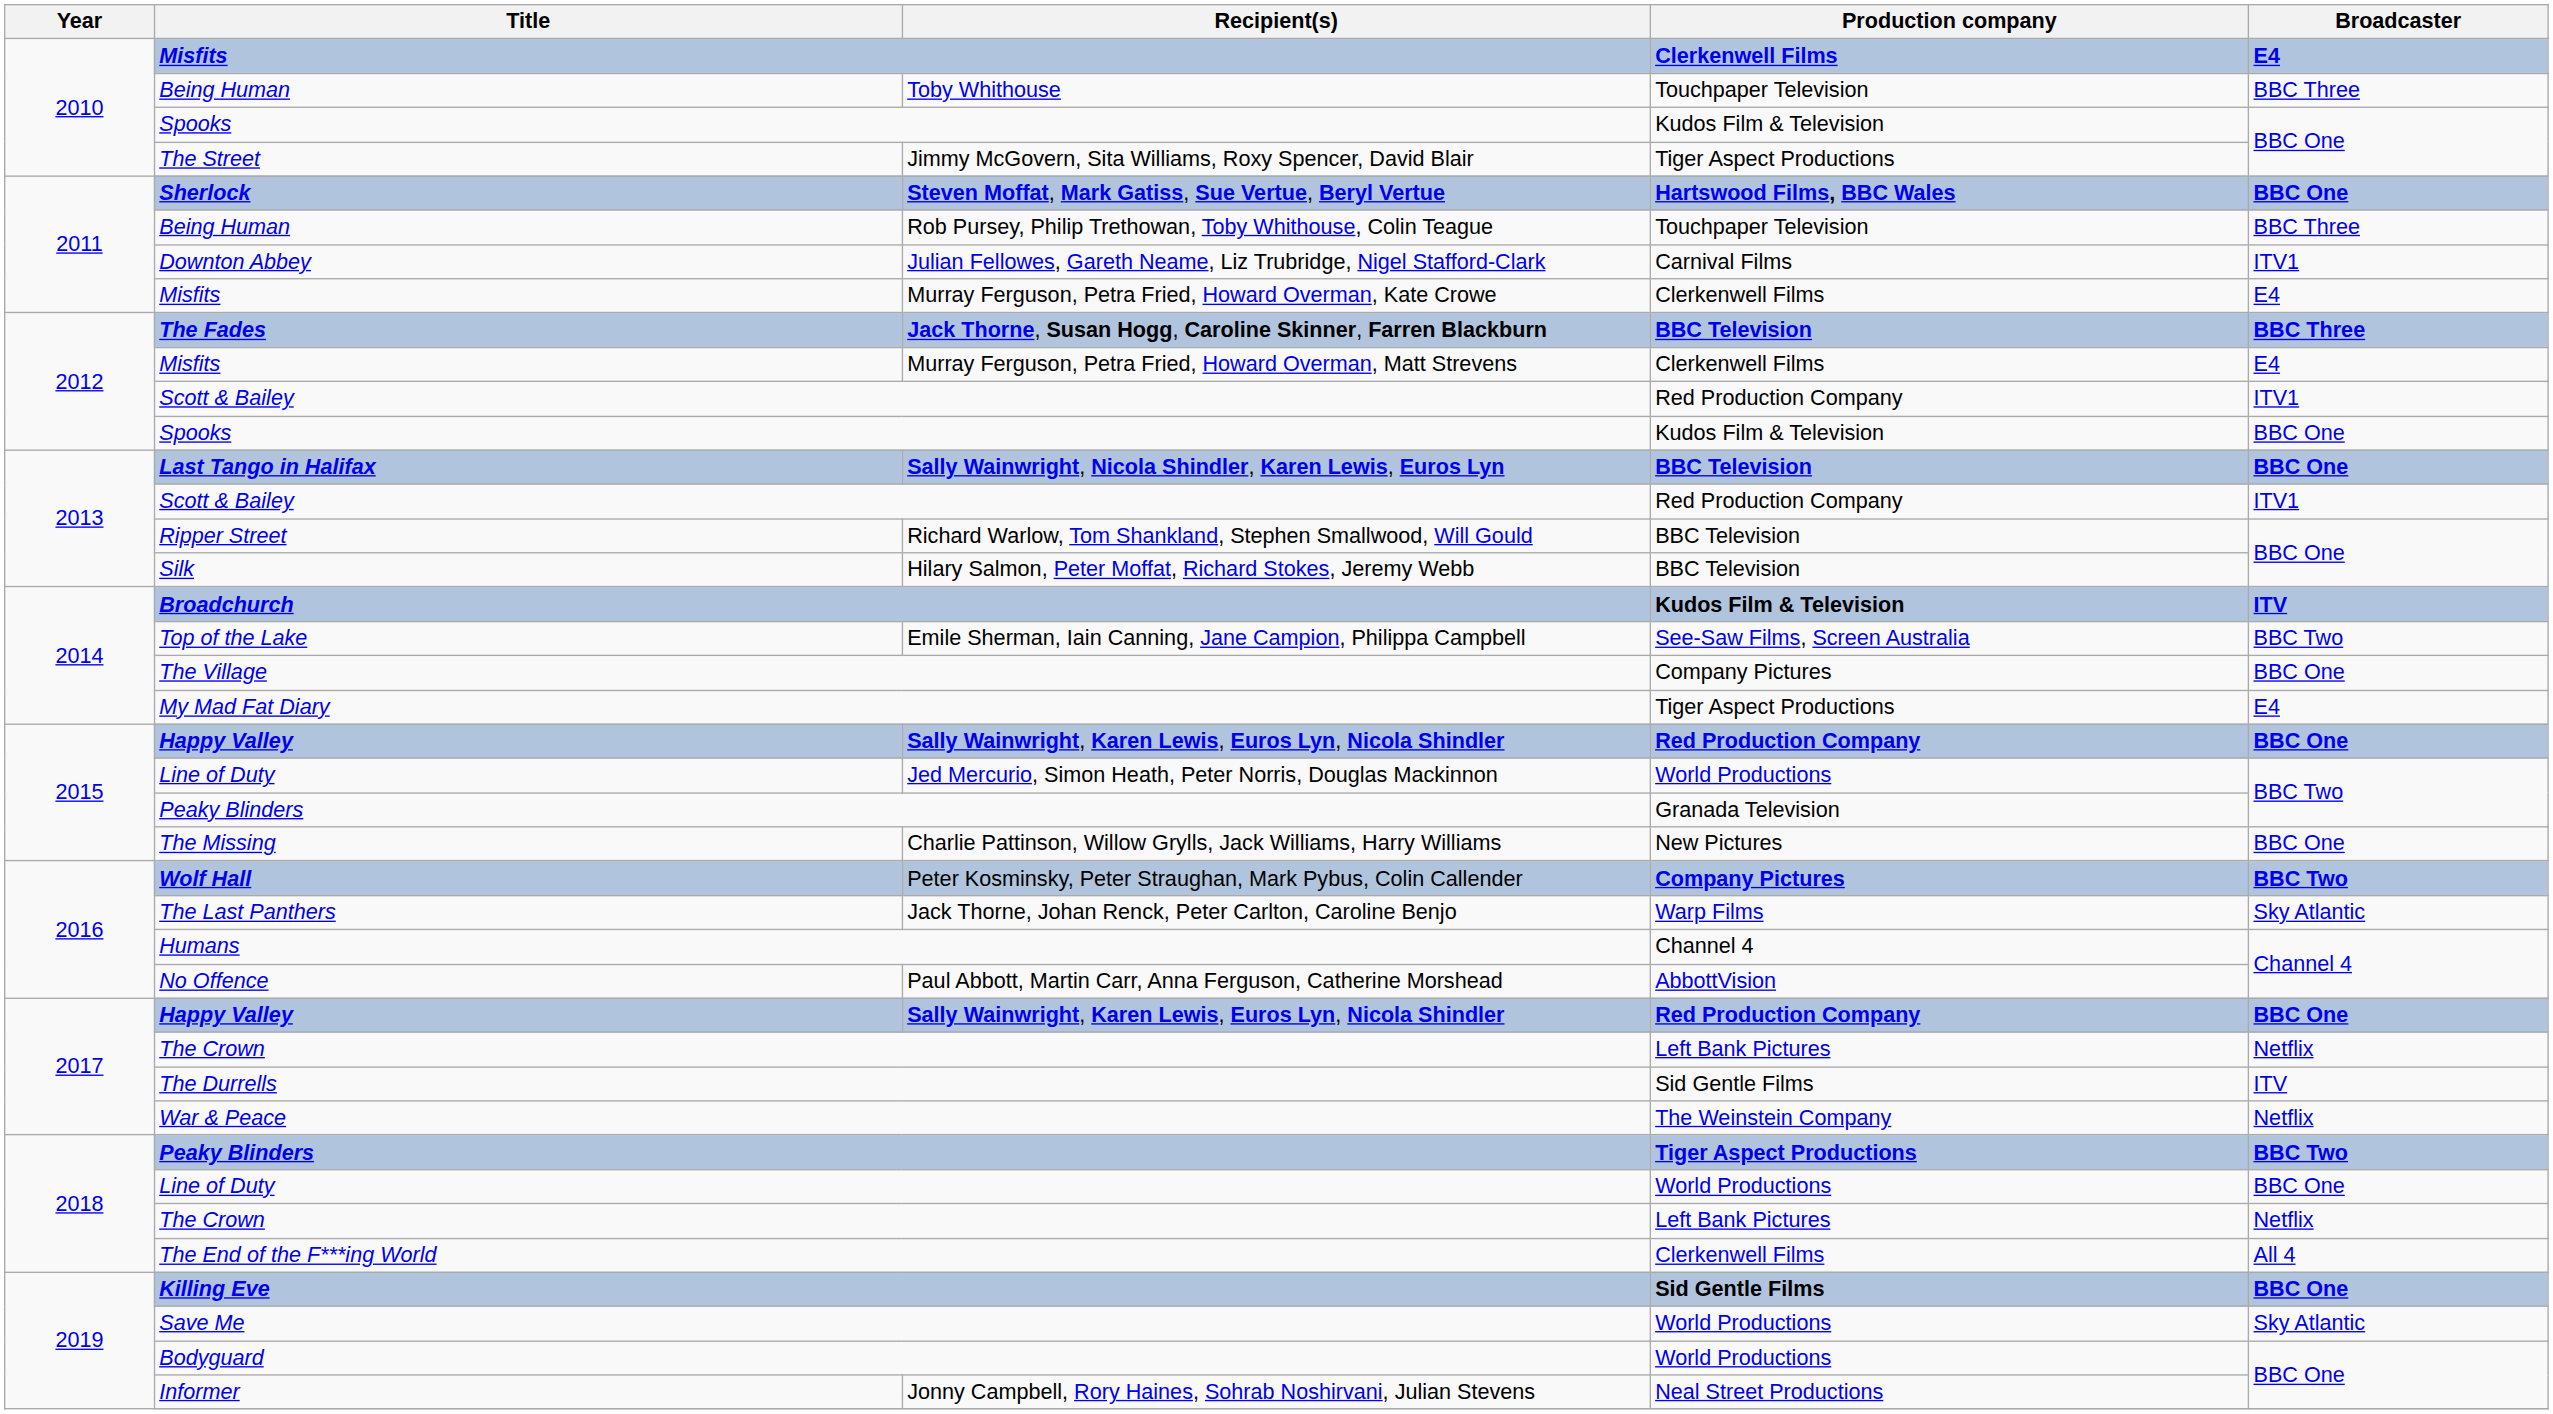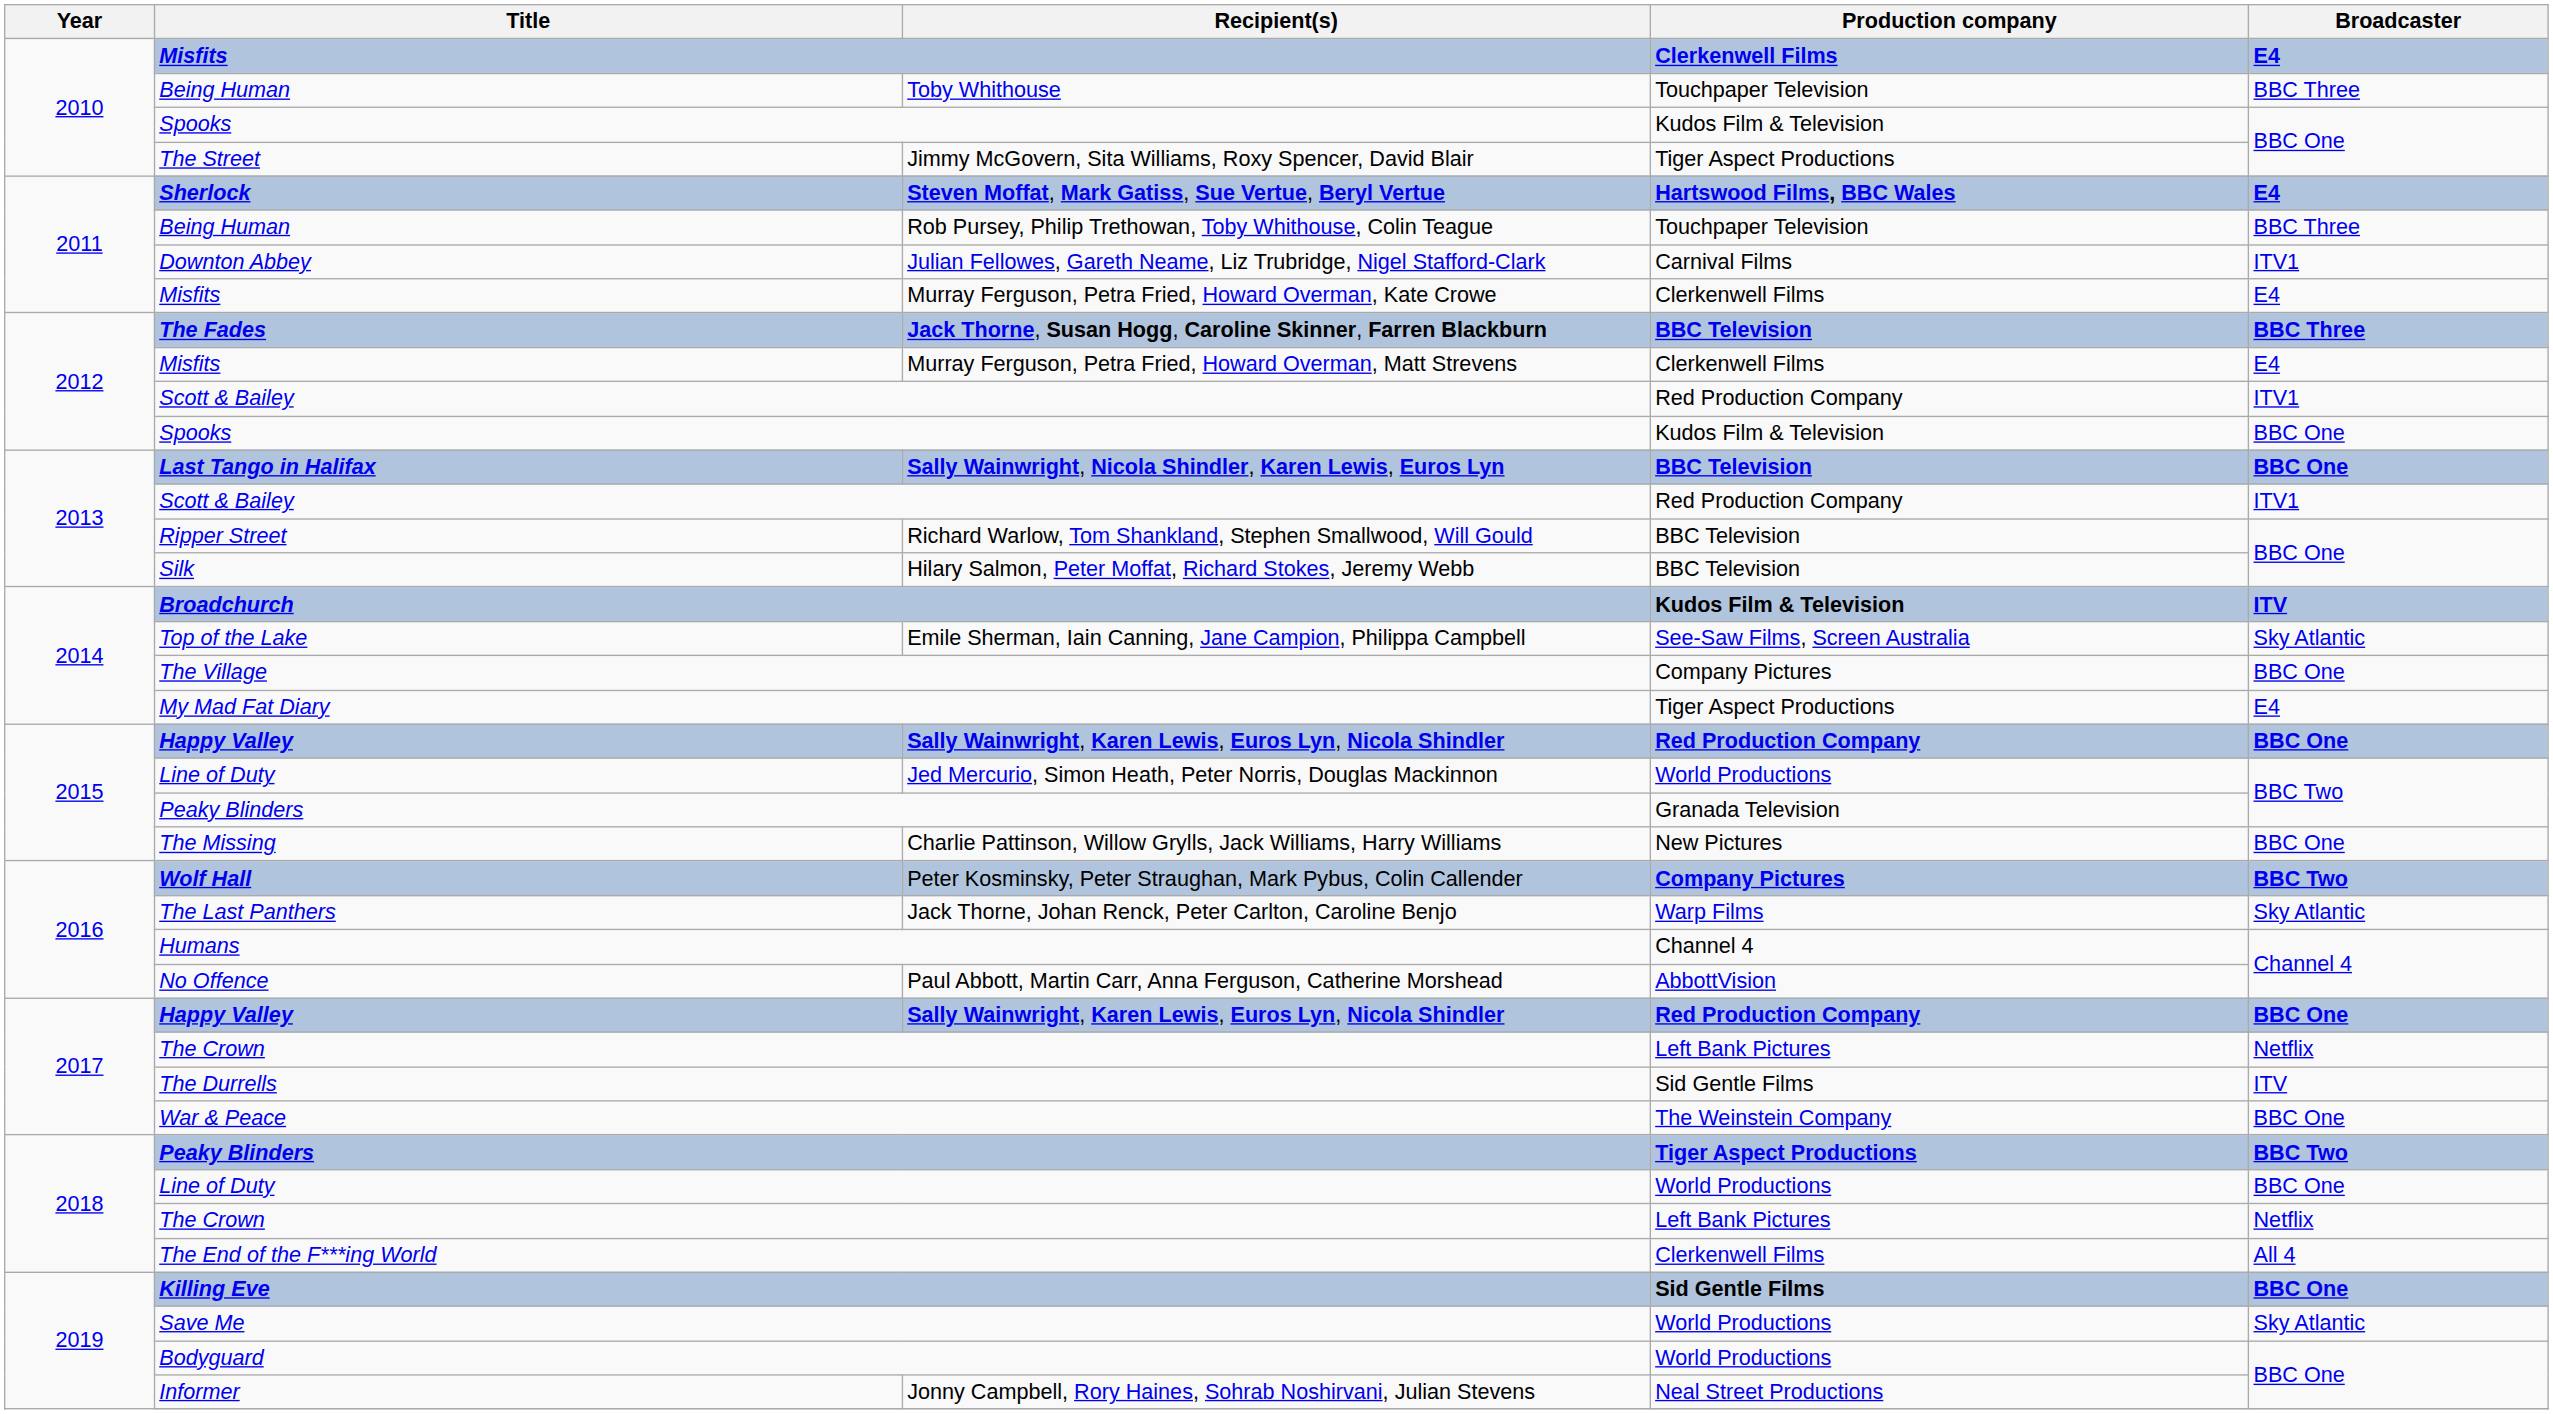(2301, 192) BBC One -> (2267, 192) E4
(2298, 638) BBC Two -> (2309, 638) Sky Atlantic
(2284, 1117) Netflix -> (2299, 1117) BBC One
